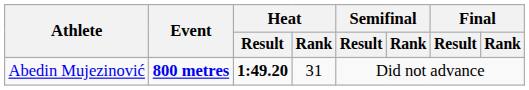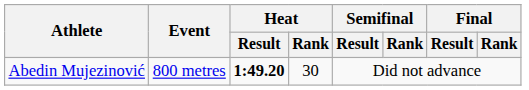(191, 71) bold -> (189, 71) normal
(314, 71) 31 -> (311, 71) 30
